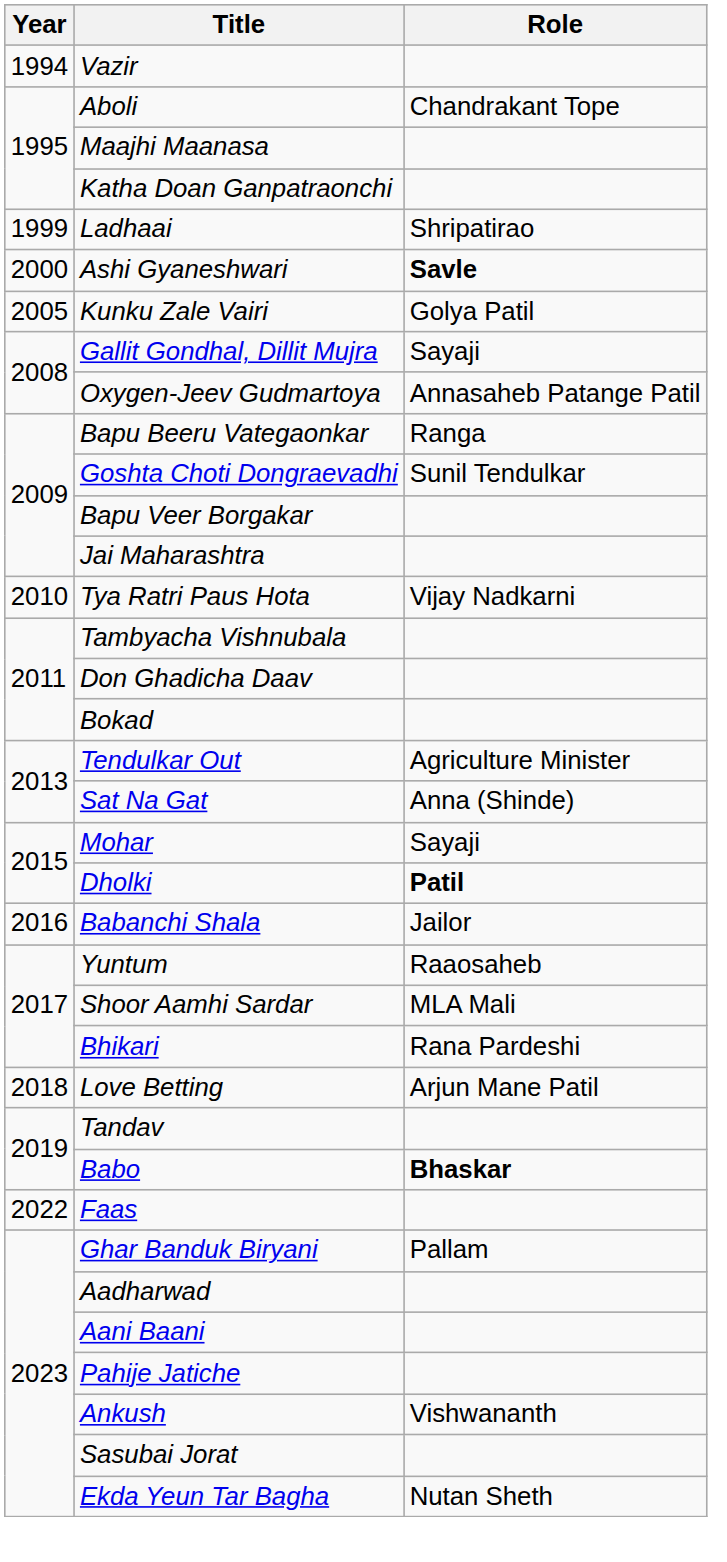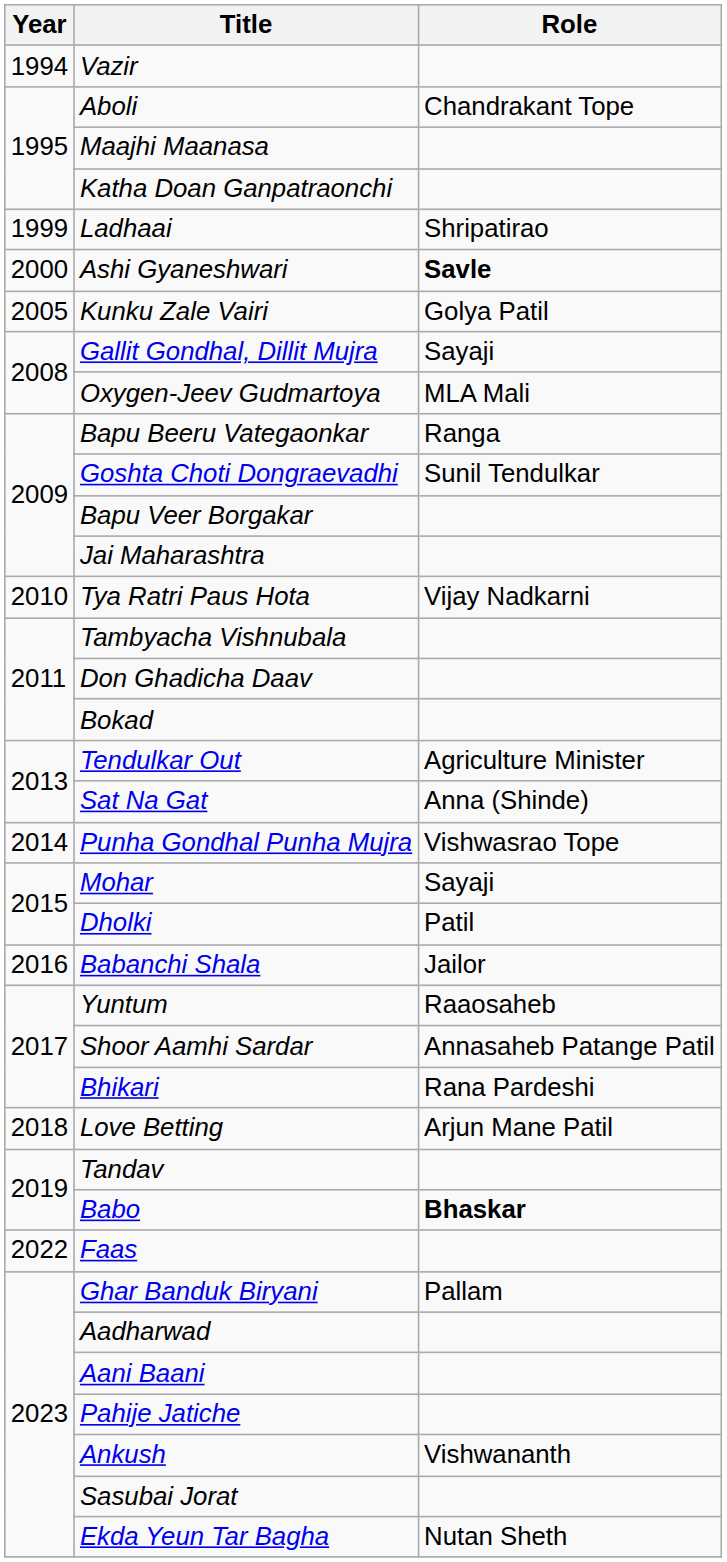(555, 392) Annasaheb Patange Patil -> (477, 392) MLA Mali
+ row: (246, 842)
(437, 882) bold -> (449, 923) normal
(463, 1005) MLA Mali -> (569, 1046) Annasaheb Patange Patil
